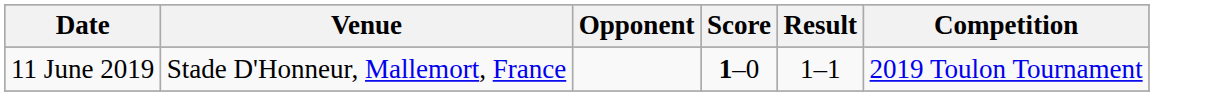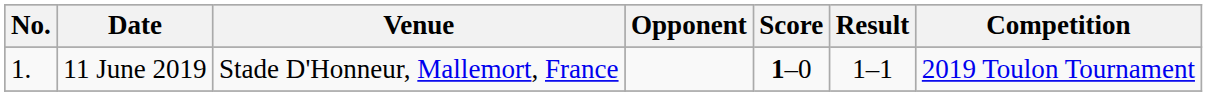+ column: (31, 25)
